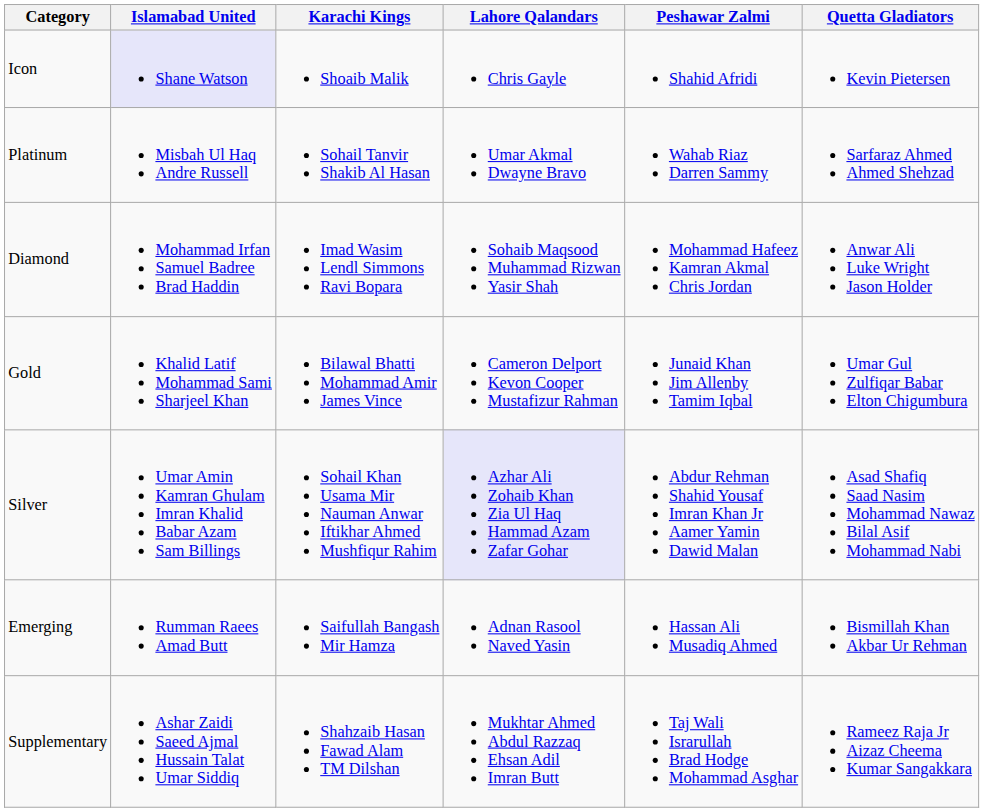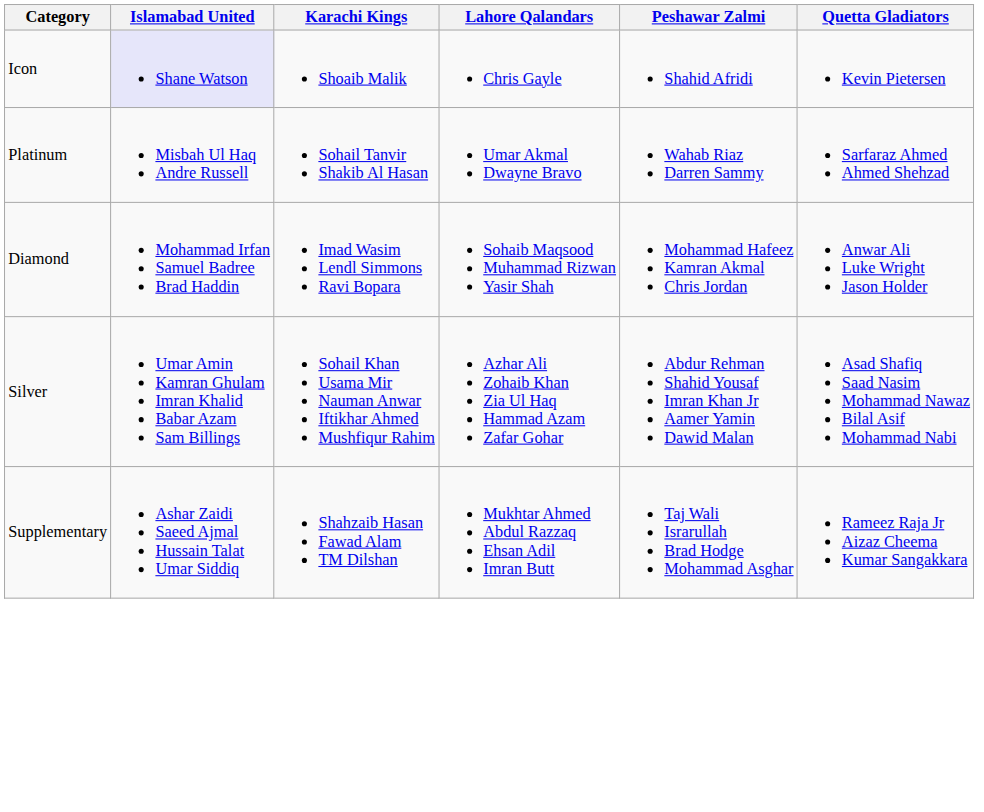- row: (25, 372)
(534, 514) lavender background -> (529, 400) no background
- row: (40, 627)
